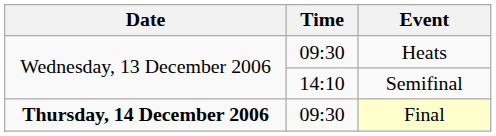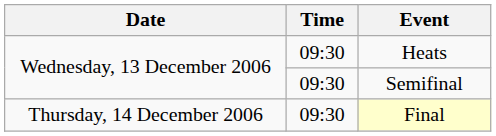(322, 83) 14:10 -> (322, 83) 09:30
(146, 114) bold -> (146, 114) normal
